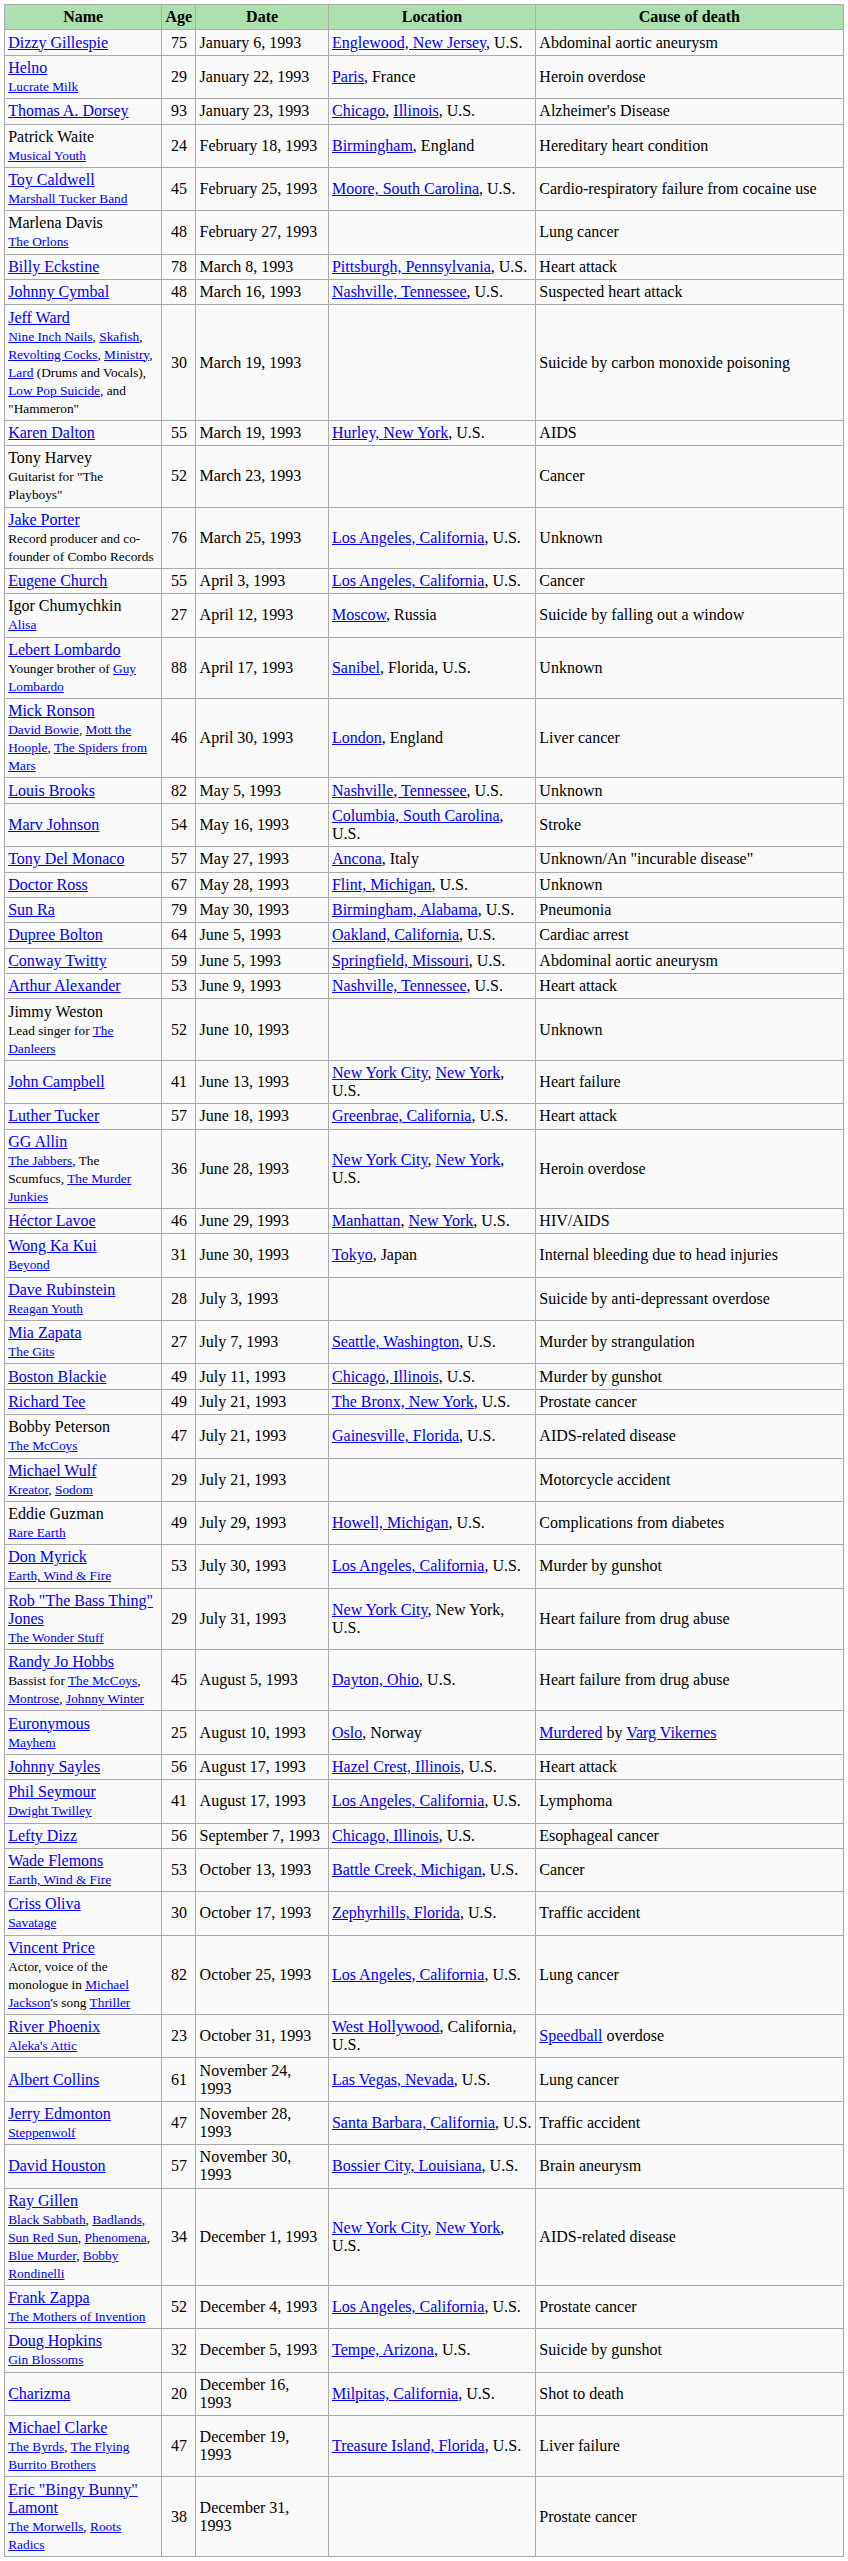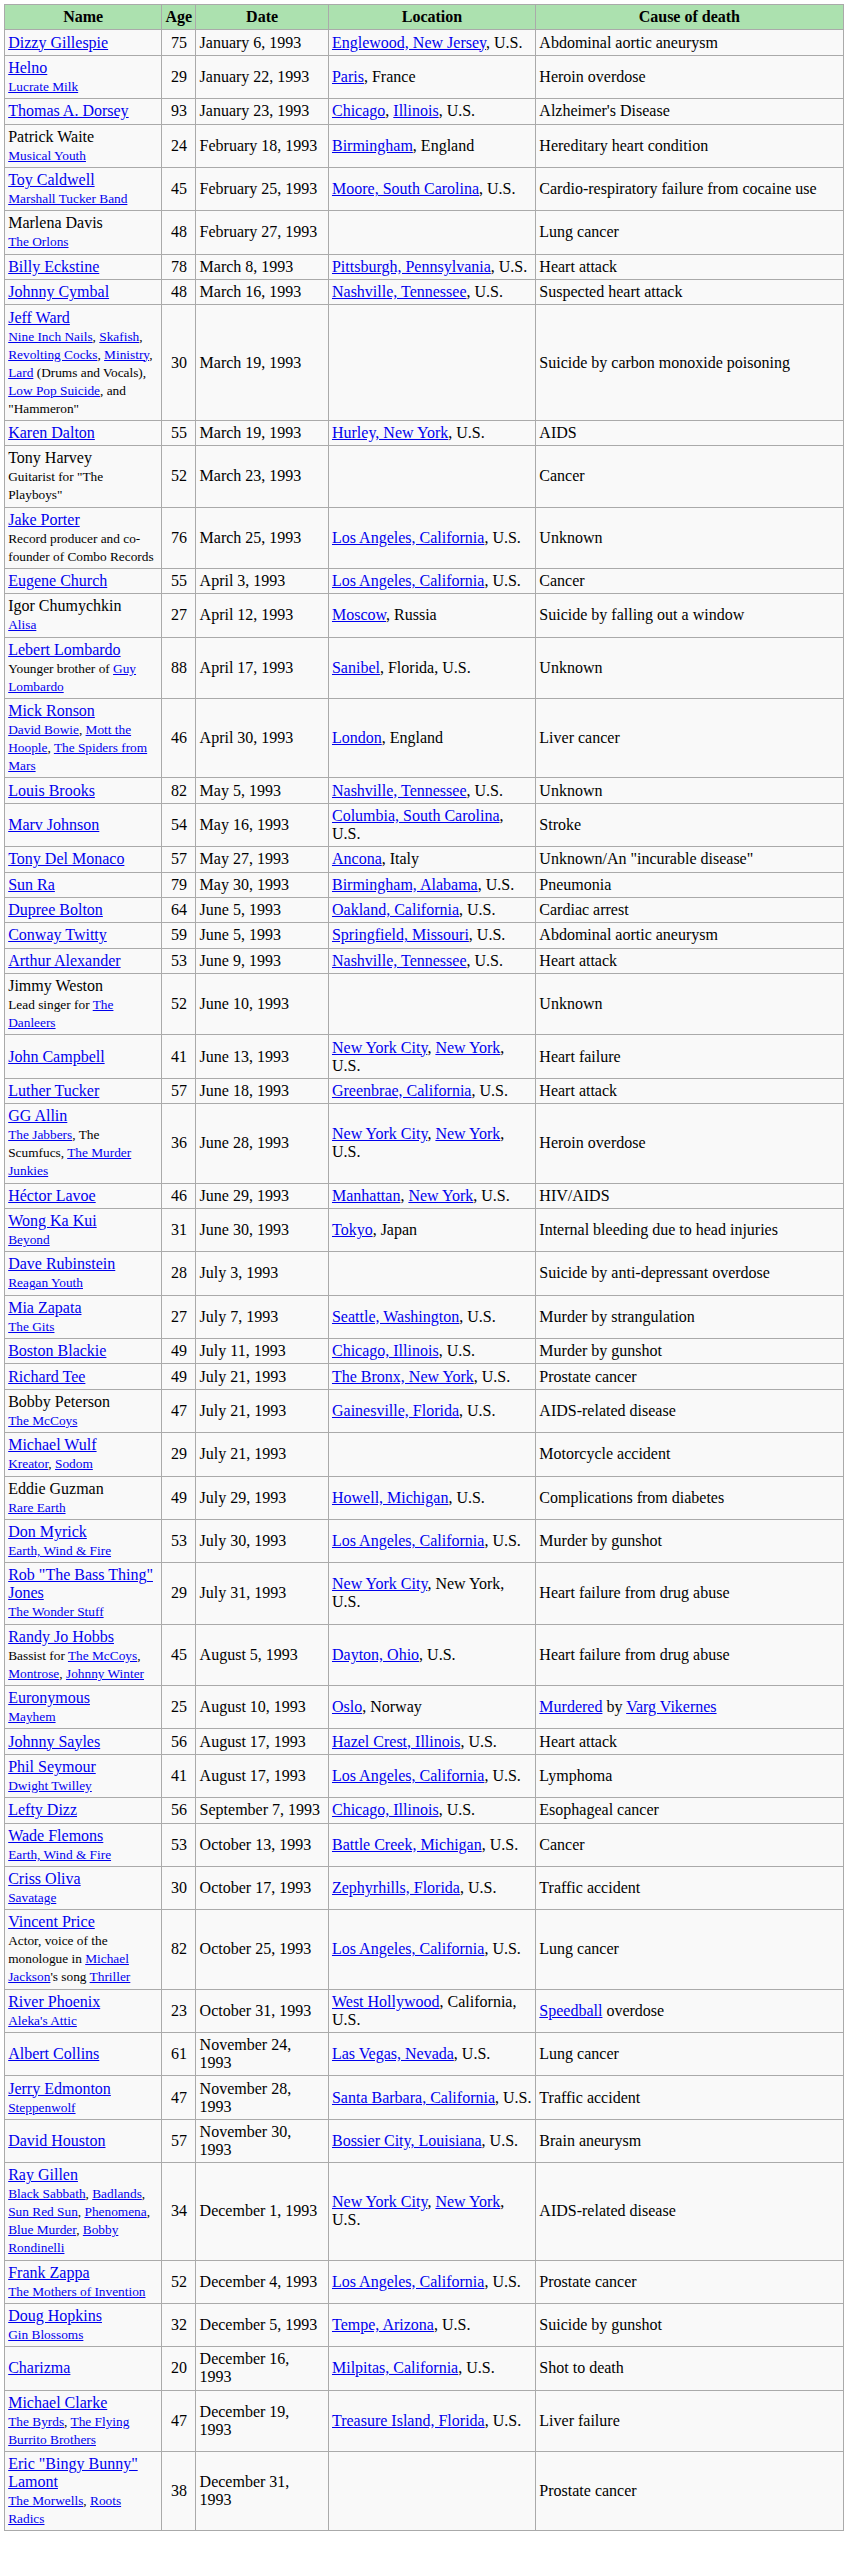- row: (48, 884)
